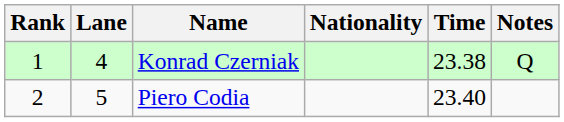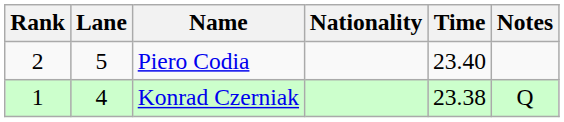rows swapped: (218, 60) <-> (194, 97)
